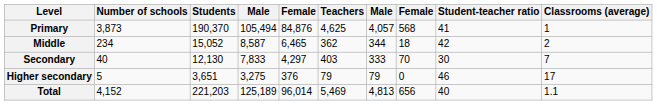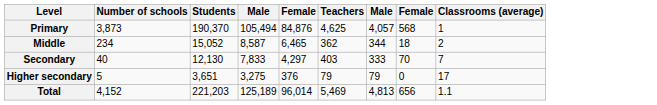- column: (489, 12)
